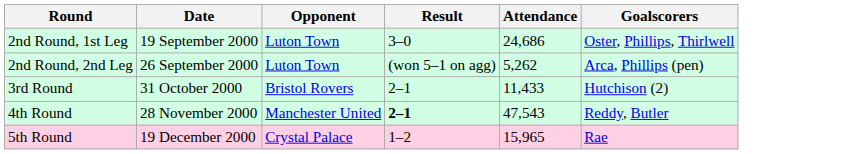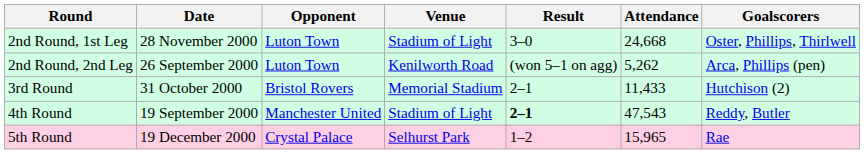+ column: (445, 16)
(199, 40) 19 September 2000 -> (199, 40) 28 November 2000
(524, 40) 24,686 -> (645, 40) 24,668
(199, 112) 28 November 2000 -> (199, 112) 19 September 2000
